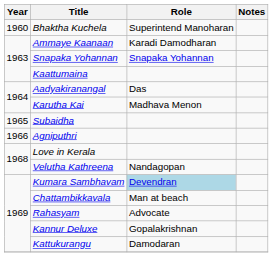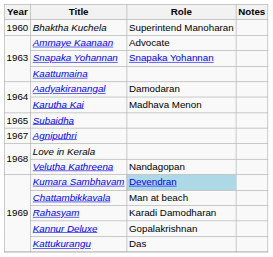(173, 43) Karadi Damodharan -> (149, 43) Advocate
(138, 89) Das -> (154, 89) Damodaran
(17, 136) 1966 -> (17, 136) 1967
(149, 213) Advocate -> (173, 213) Karadi Damodharan
(154, 244) Damodaran -> (138, 244) Das
